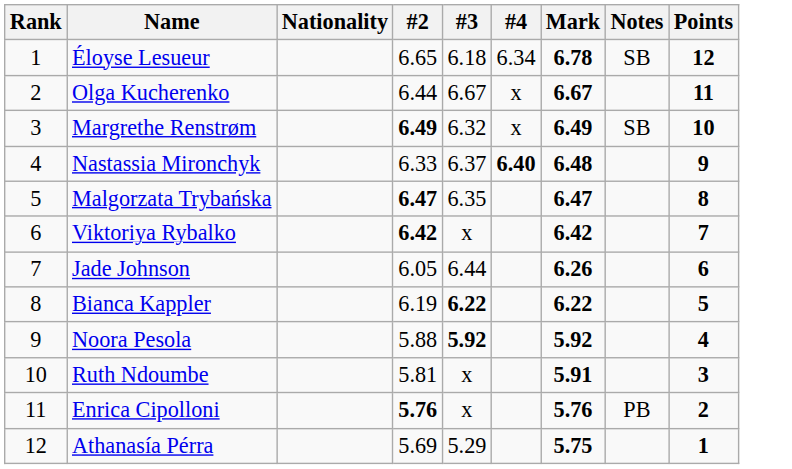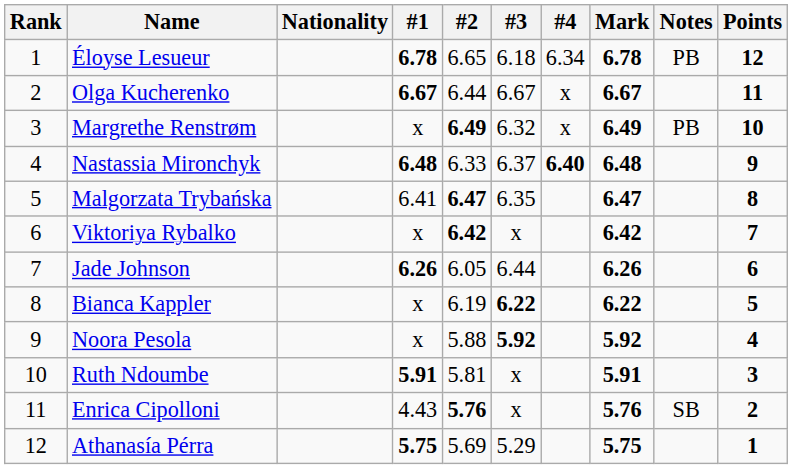+ column: (418, 22)
(637, 57) SB -> (686, 57) PB
(637, 127) SB -> (686, 127) PB
(637, 410) PB -> (686, 410) SB
